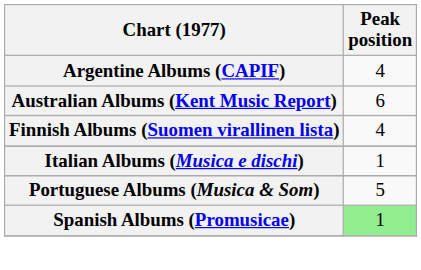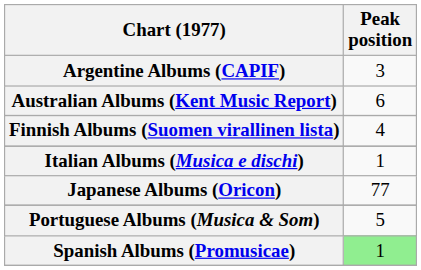(380, 70) 4 -> (380, 70) 3
+ row: (174, 190)
